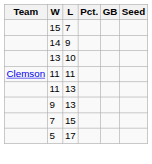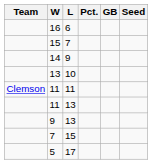+ row: (55, 27)
